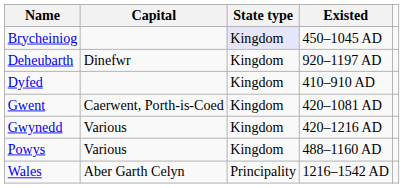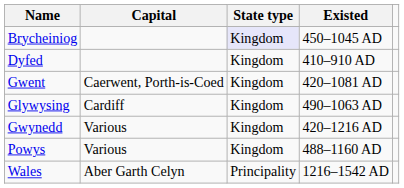- row: (41, 60)
+ row: (39, 104)
